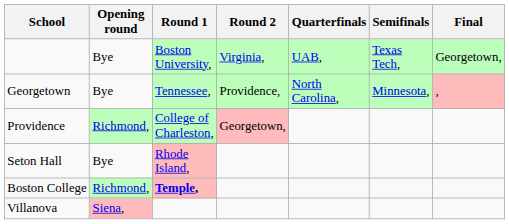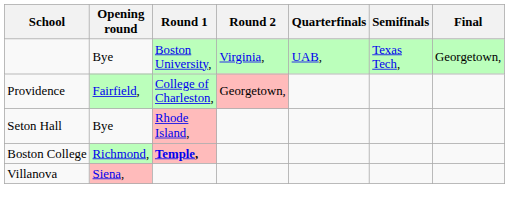- row: (39, 91)
(121, 125) Richmond, -> (116, 91) Fairfield,
